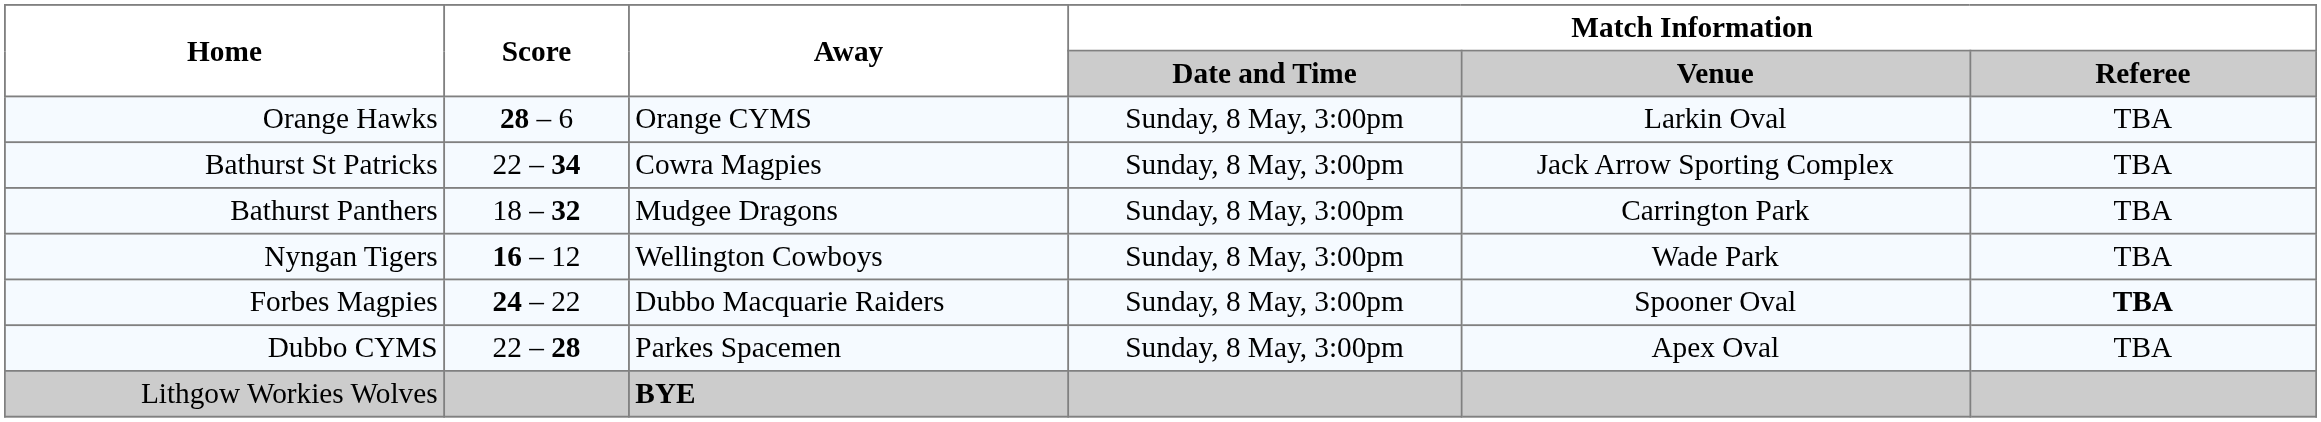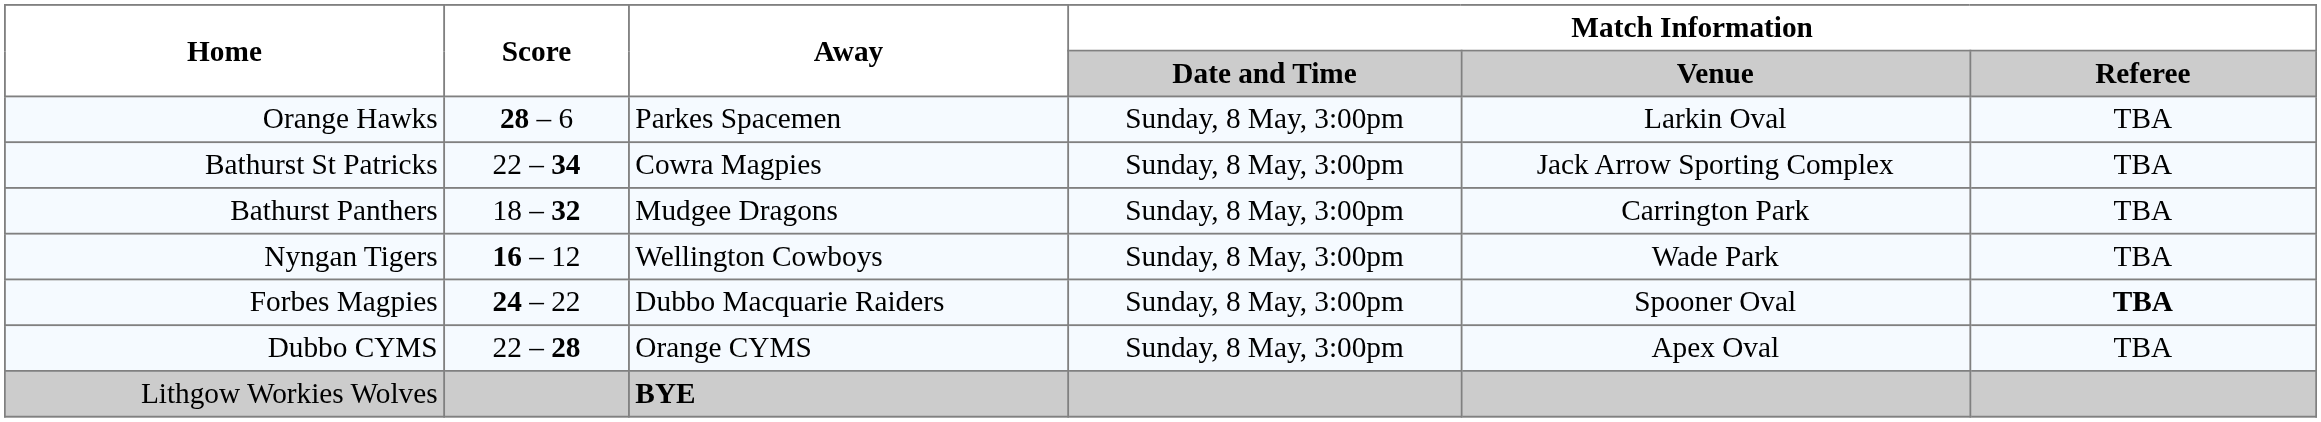(724, 118) Orange CYMS -> (738, 118) Parkes Spacemen
(738, 347) Parkes Spacemen -> (724, 347) Orange CYMS
